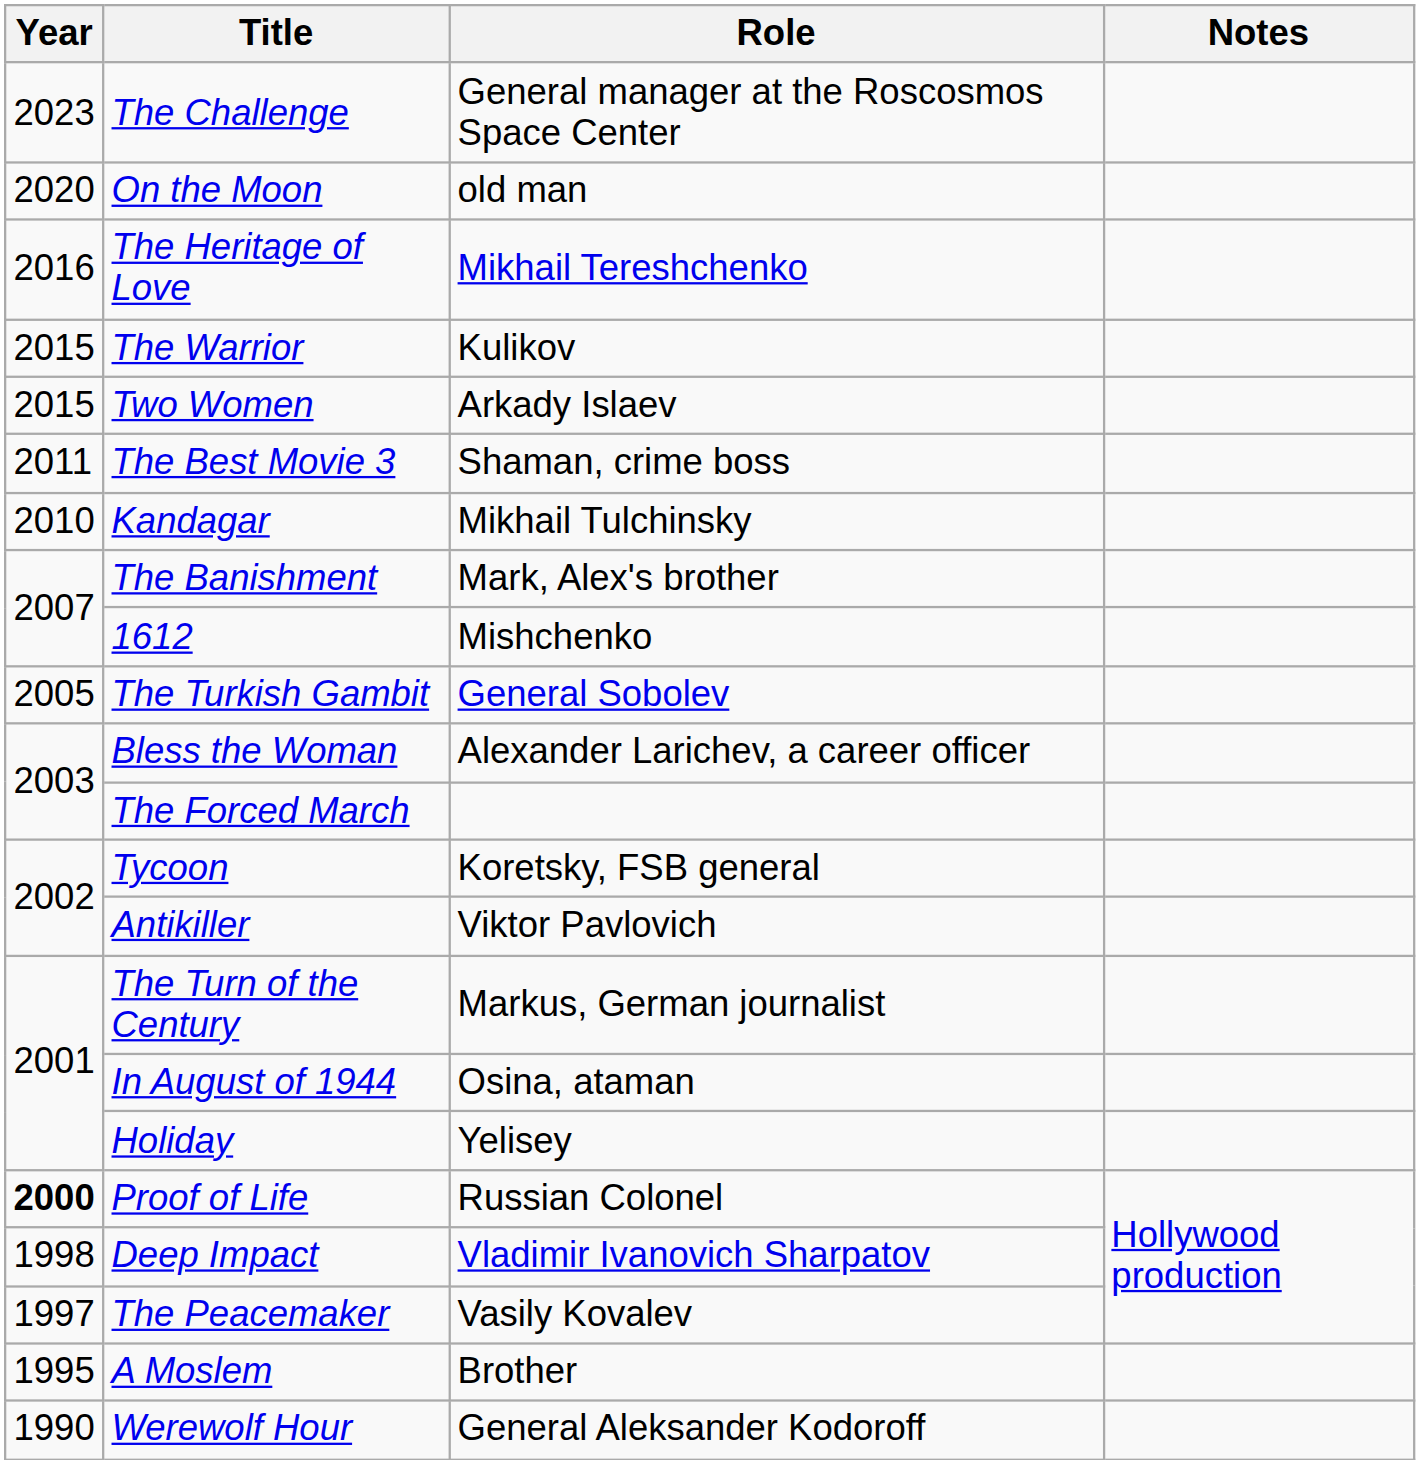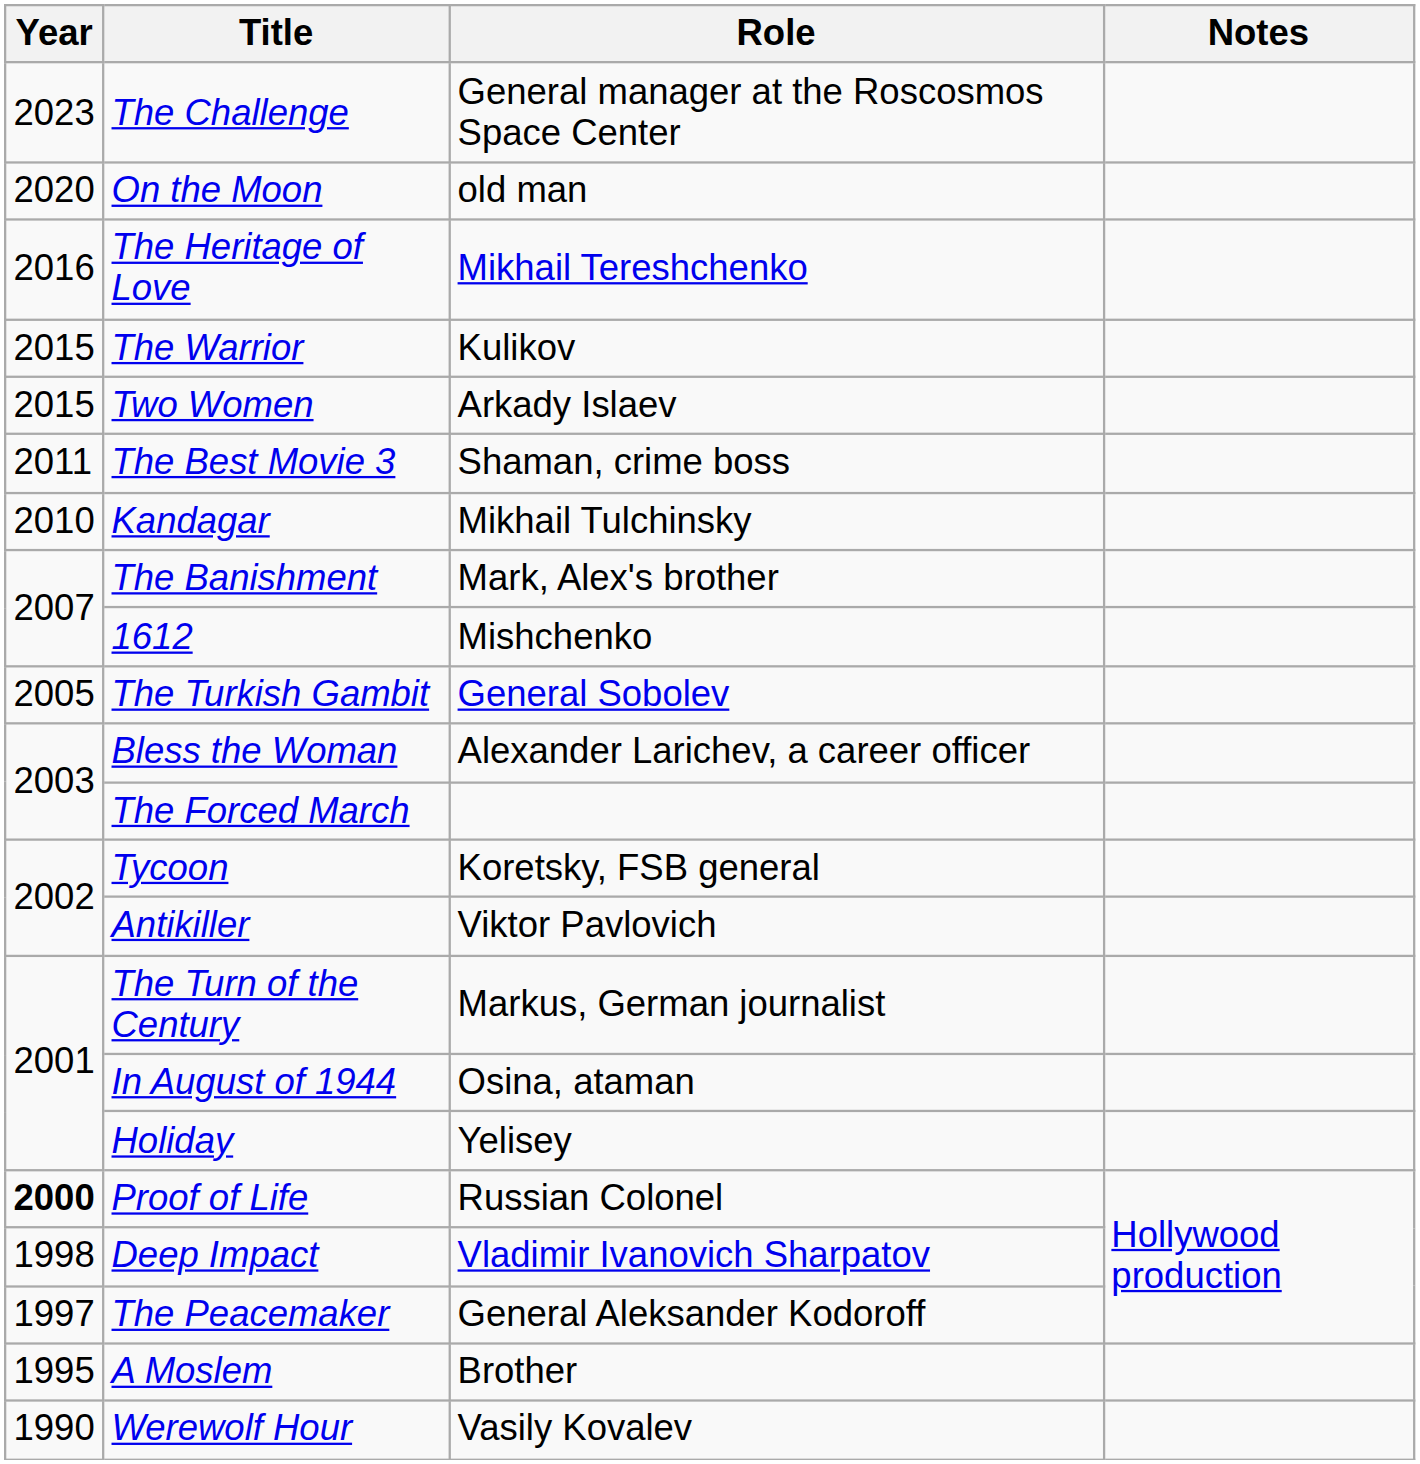(575, 1313) Vasily Kovalev -> (691, 1313) General Aleksander Kodoroff
(691, 1429) General Aleksander Kodoroff -> (575, 1429) Vasily Kovalev
